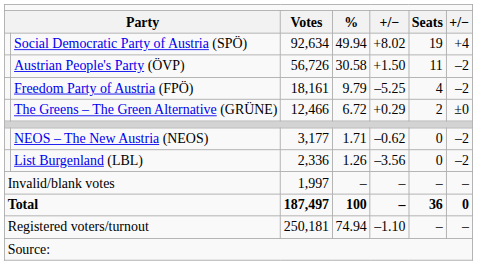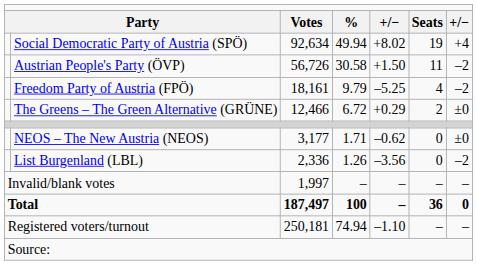(462, 138) –2 -> (462, 138) ±0
